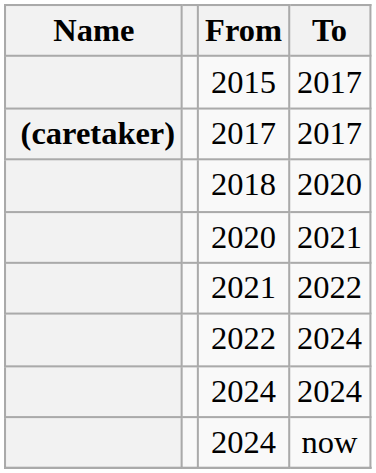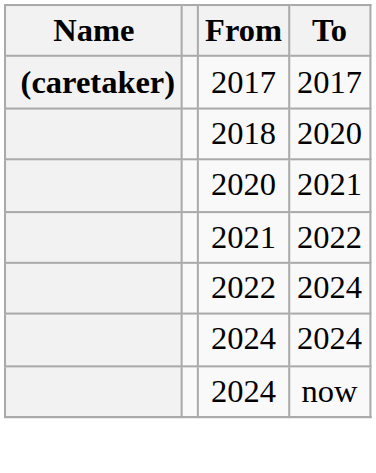- row: (244, 81)
